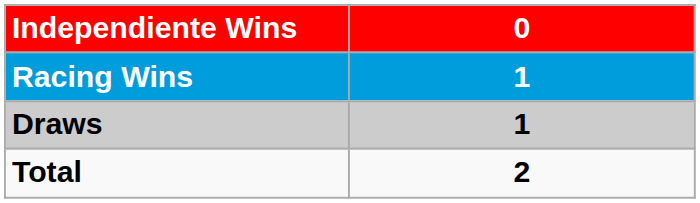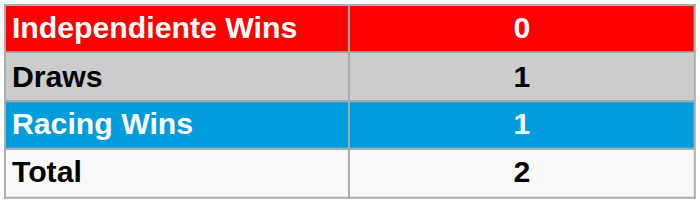rows swapped: (57, 124) <-> (103, 76)
